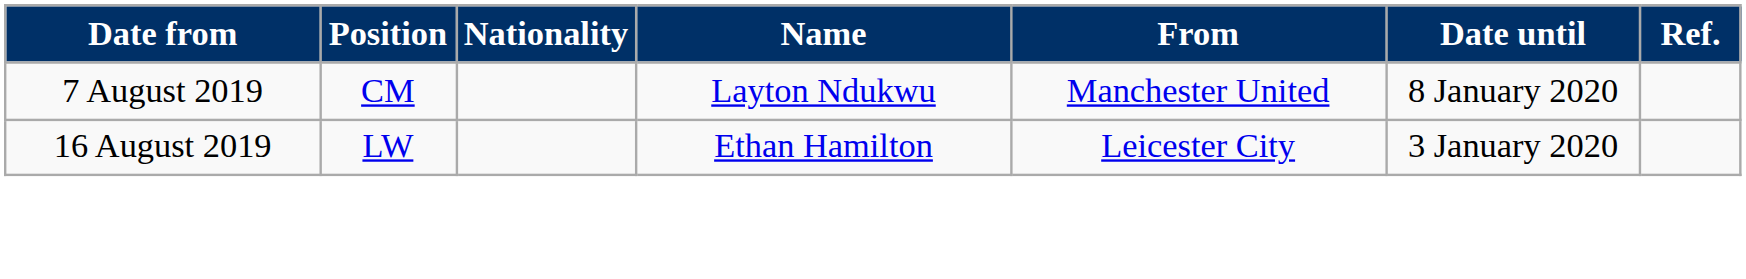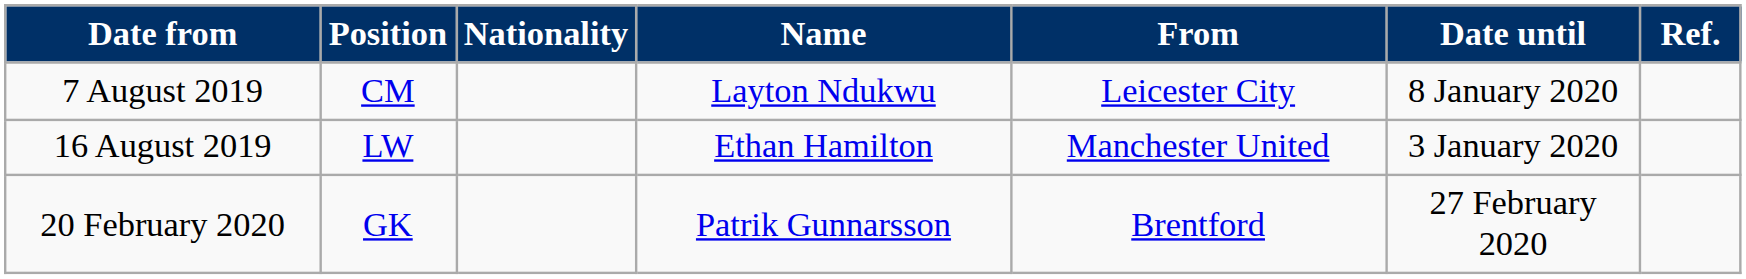(1198, 90) Manchester United -> (1198, 90) Leicester City
(1198, 146) Leicester City -> (1198, 146) Manchester United
+ row: (163, 223)
